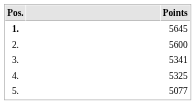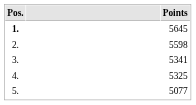(178, 44) 5600 -> (178, 44) 5598
